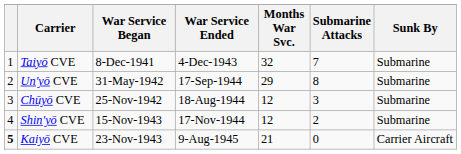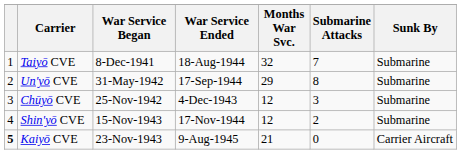(208, 61) 4-Dec-1943 -> (211, 61) 18-Aug-1944
(211, 100) 18-Aug-1944 -> (208, 100) 4-Dec-1943
